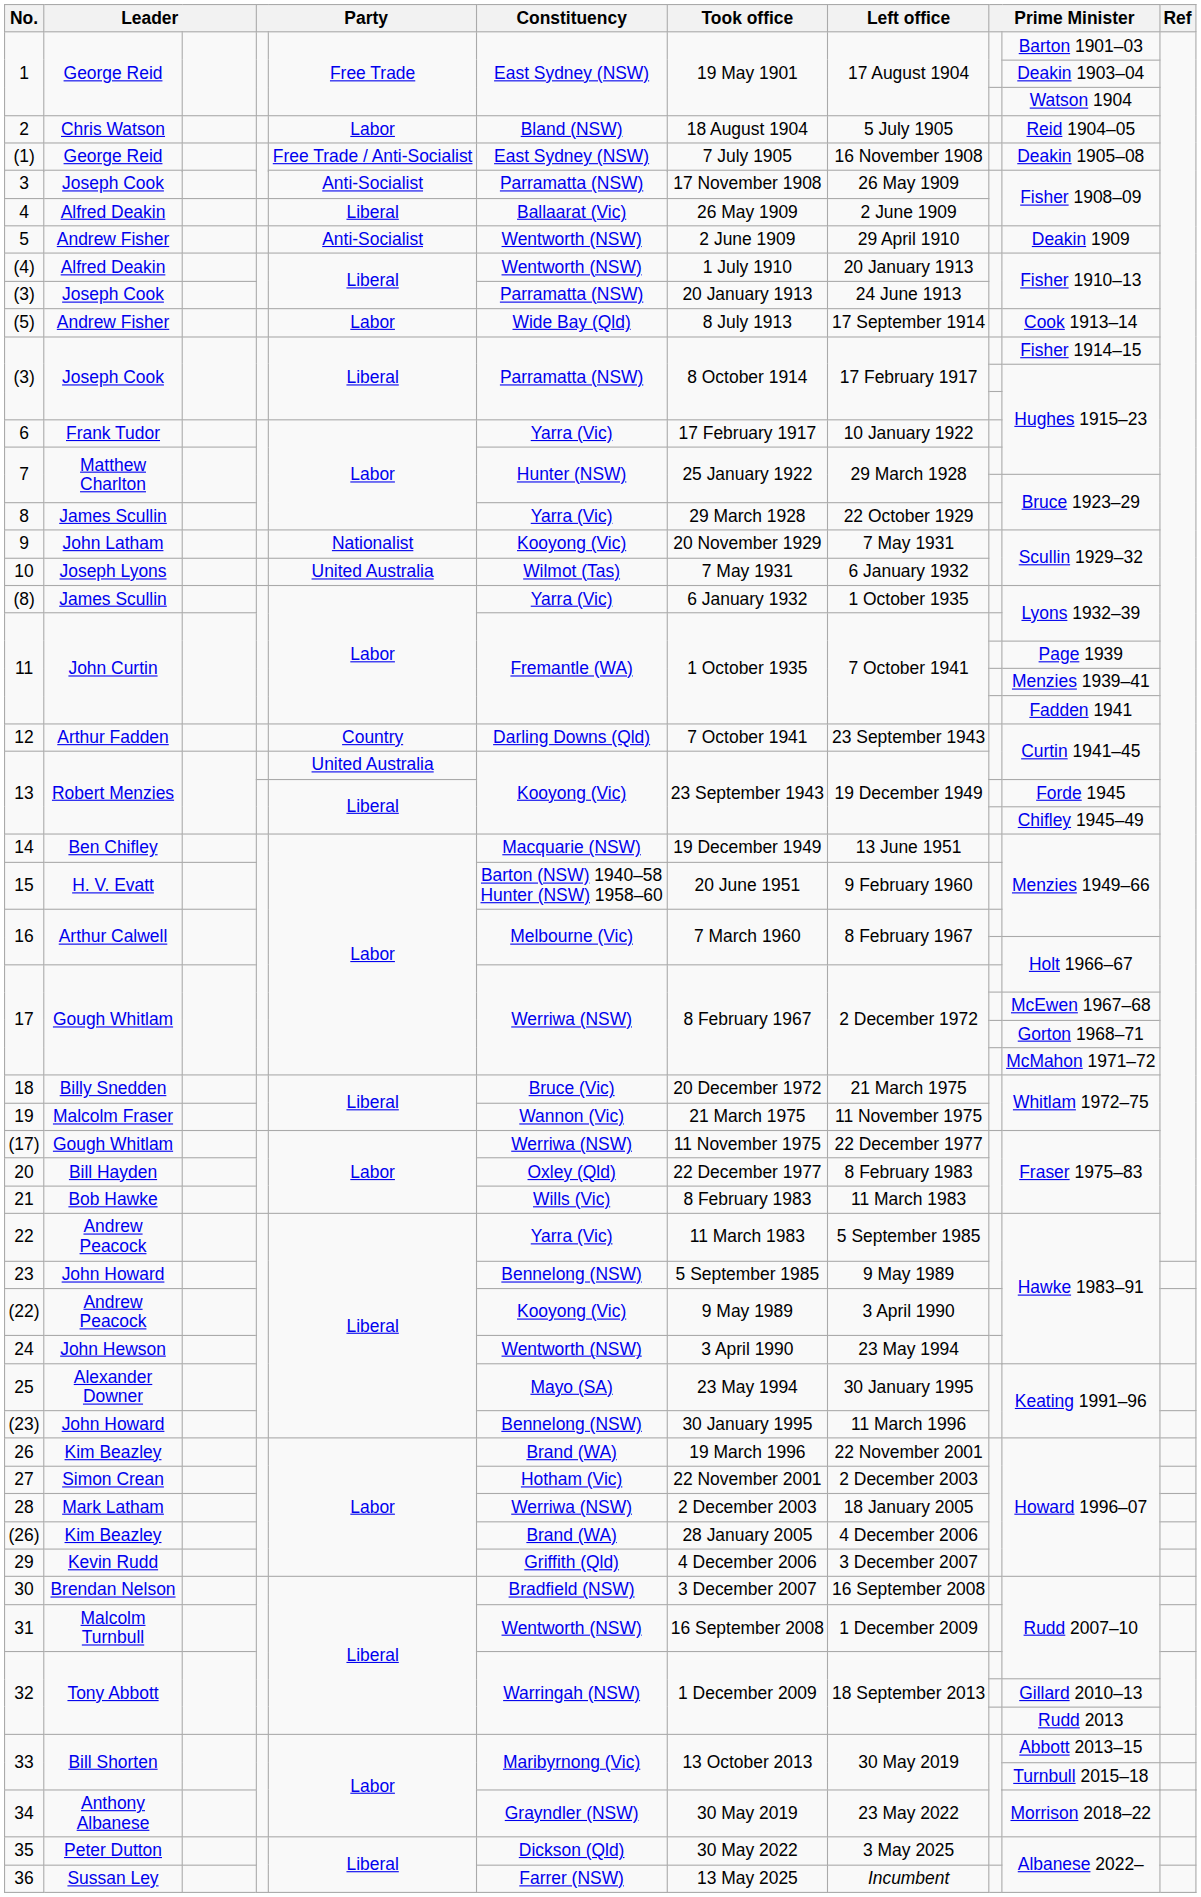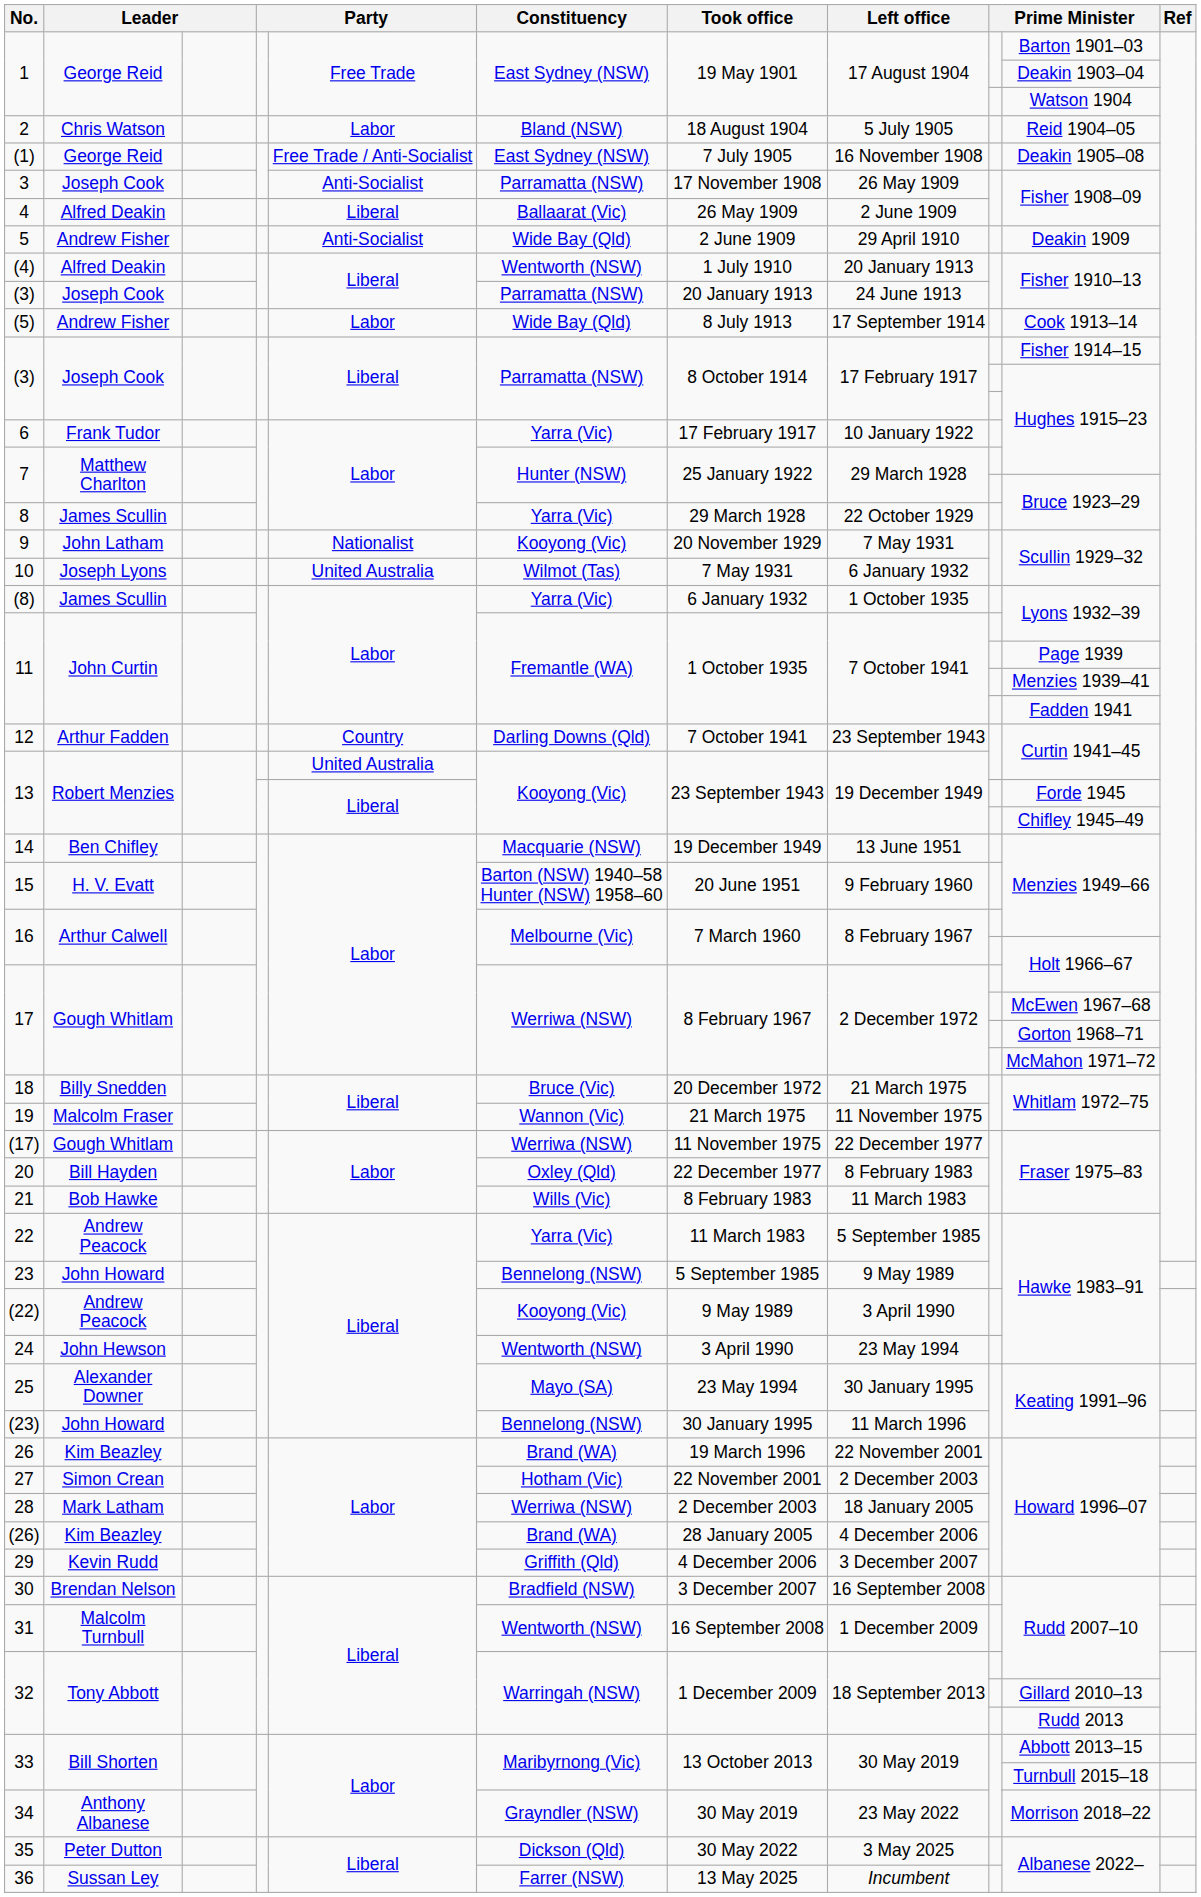(572, 239) Wentworth (NSW) -> (572, 239) Wide Bay (Qld)
